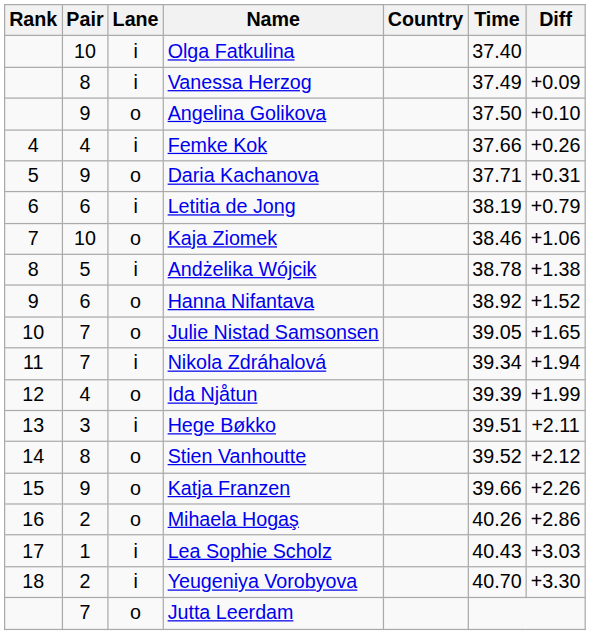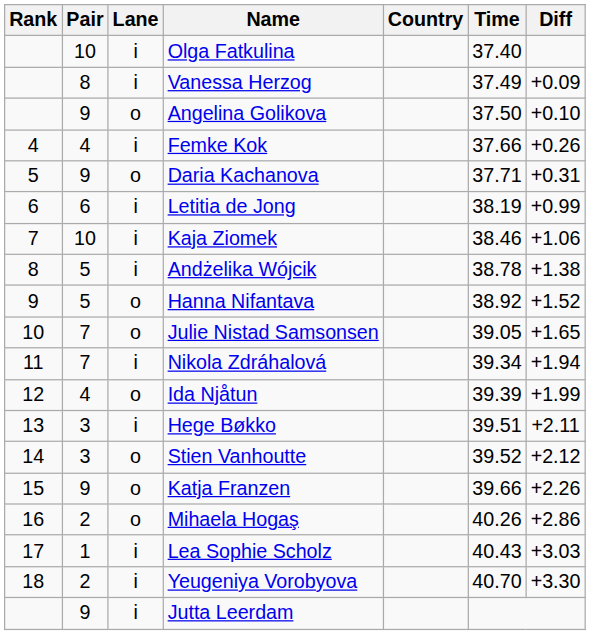(556, 207) +0.79 -> (556, 207) +0.99
(136, 238) o -> (136, 238) i
(85, 301) 6 -> (85, 301) 5
(85, 457) 8 -> (85, 457) 3
(85, 613) 7 -> (85, 613) 9
(136, 613) o -> (136, 613) i
